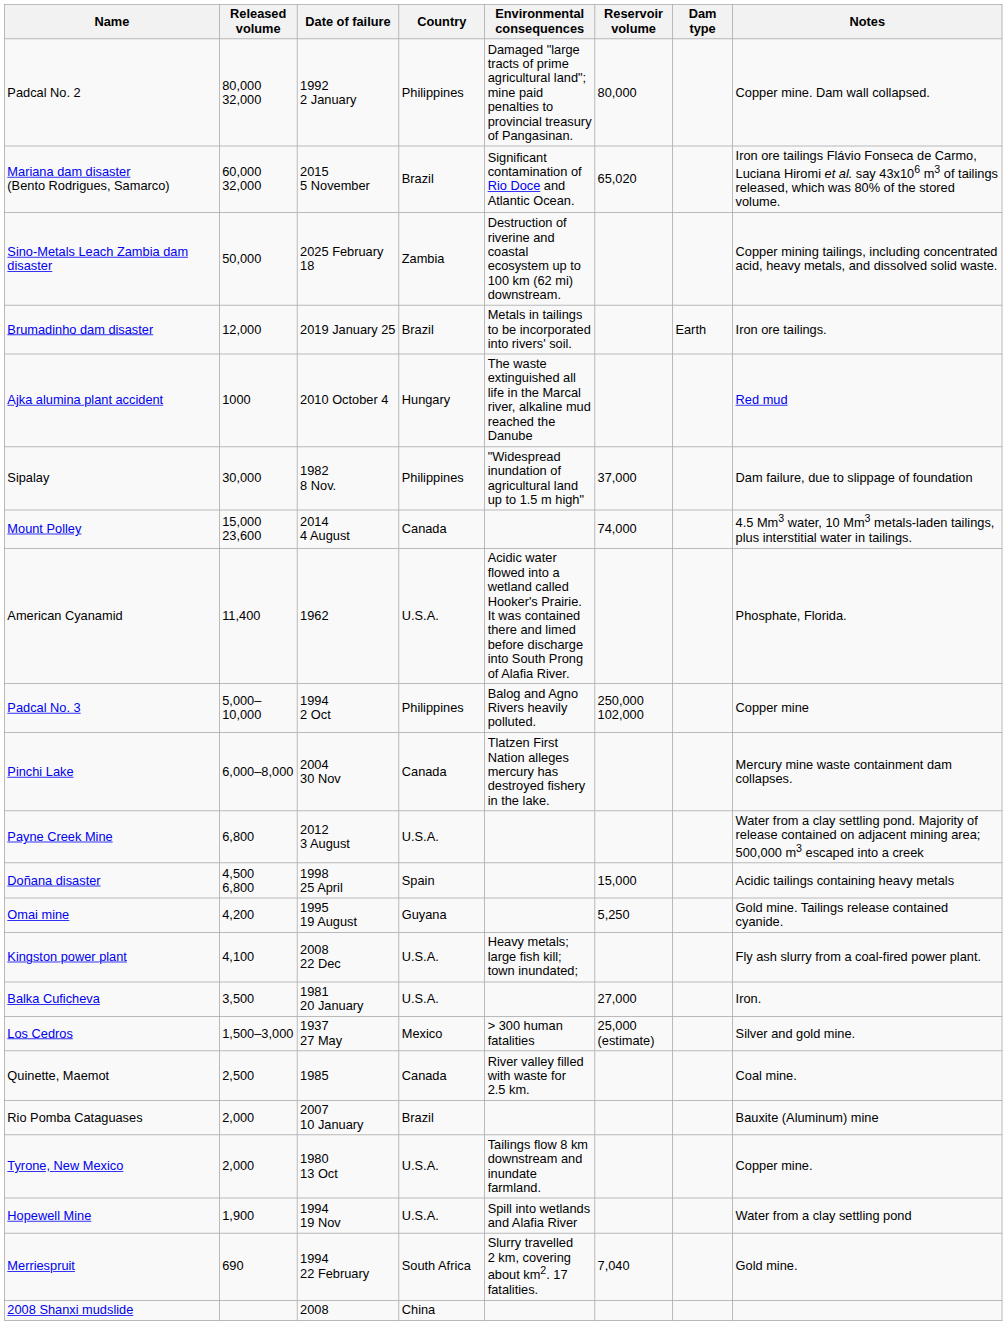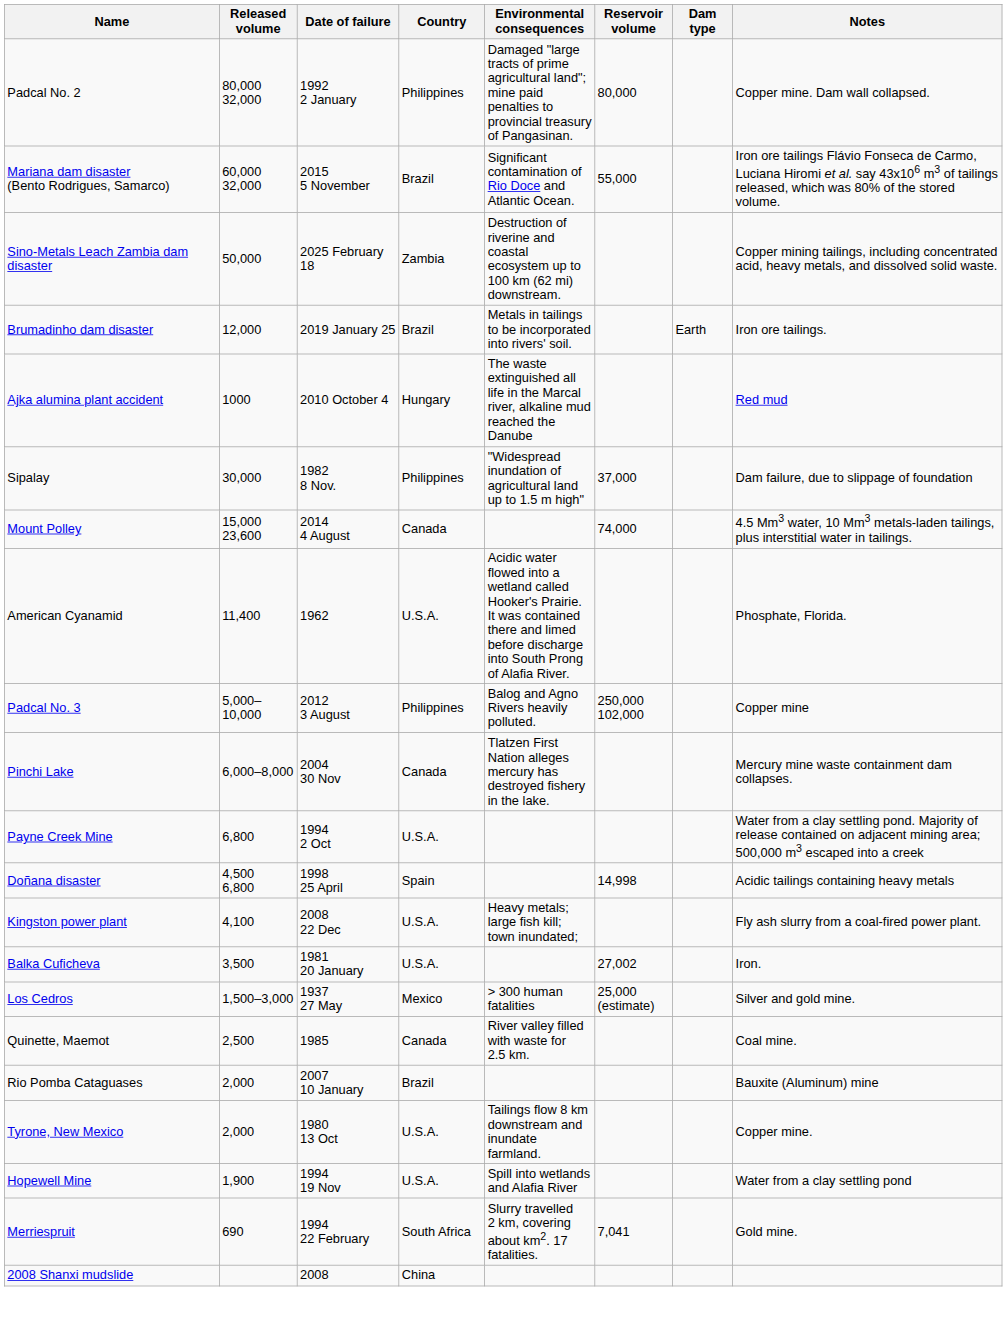(617, 179) 65,020 -> (617, 179) 55,000
(315, 708) 1994 2 Oct -> (325, 708) 2012 3 August
(325, 836) 2012 3 August -> (315, 836) 1994 2 Oct
(617, 880) 15,000 -> (617, 880) 14,998
- row: (38, 915)
(617, 999) 27,000 -> (617, 964) 27,002
(614, 1266) 7,040 -> (614, 1231) 7,041
